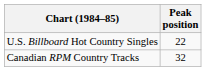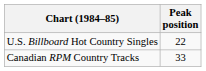(181, 58) 32 -> (181, 58) 33
